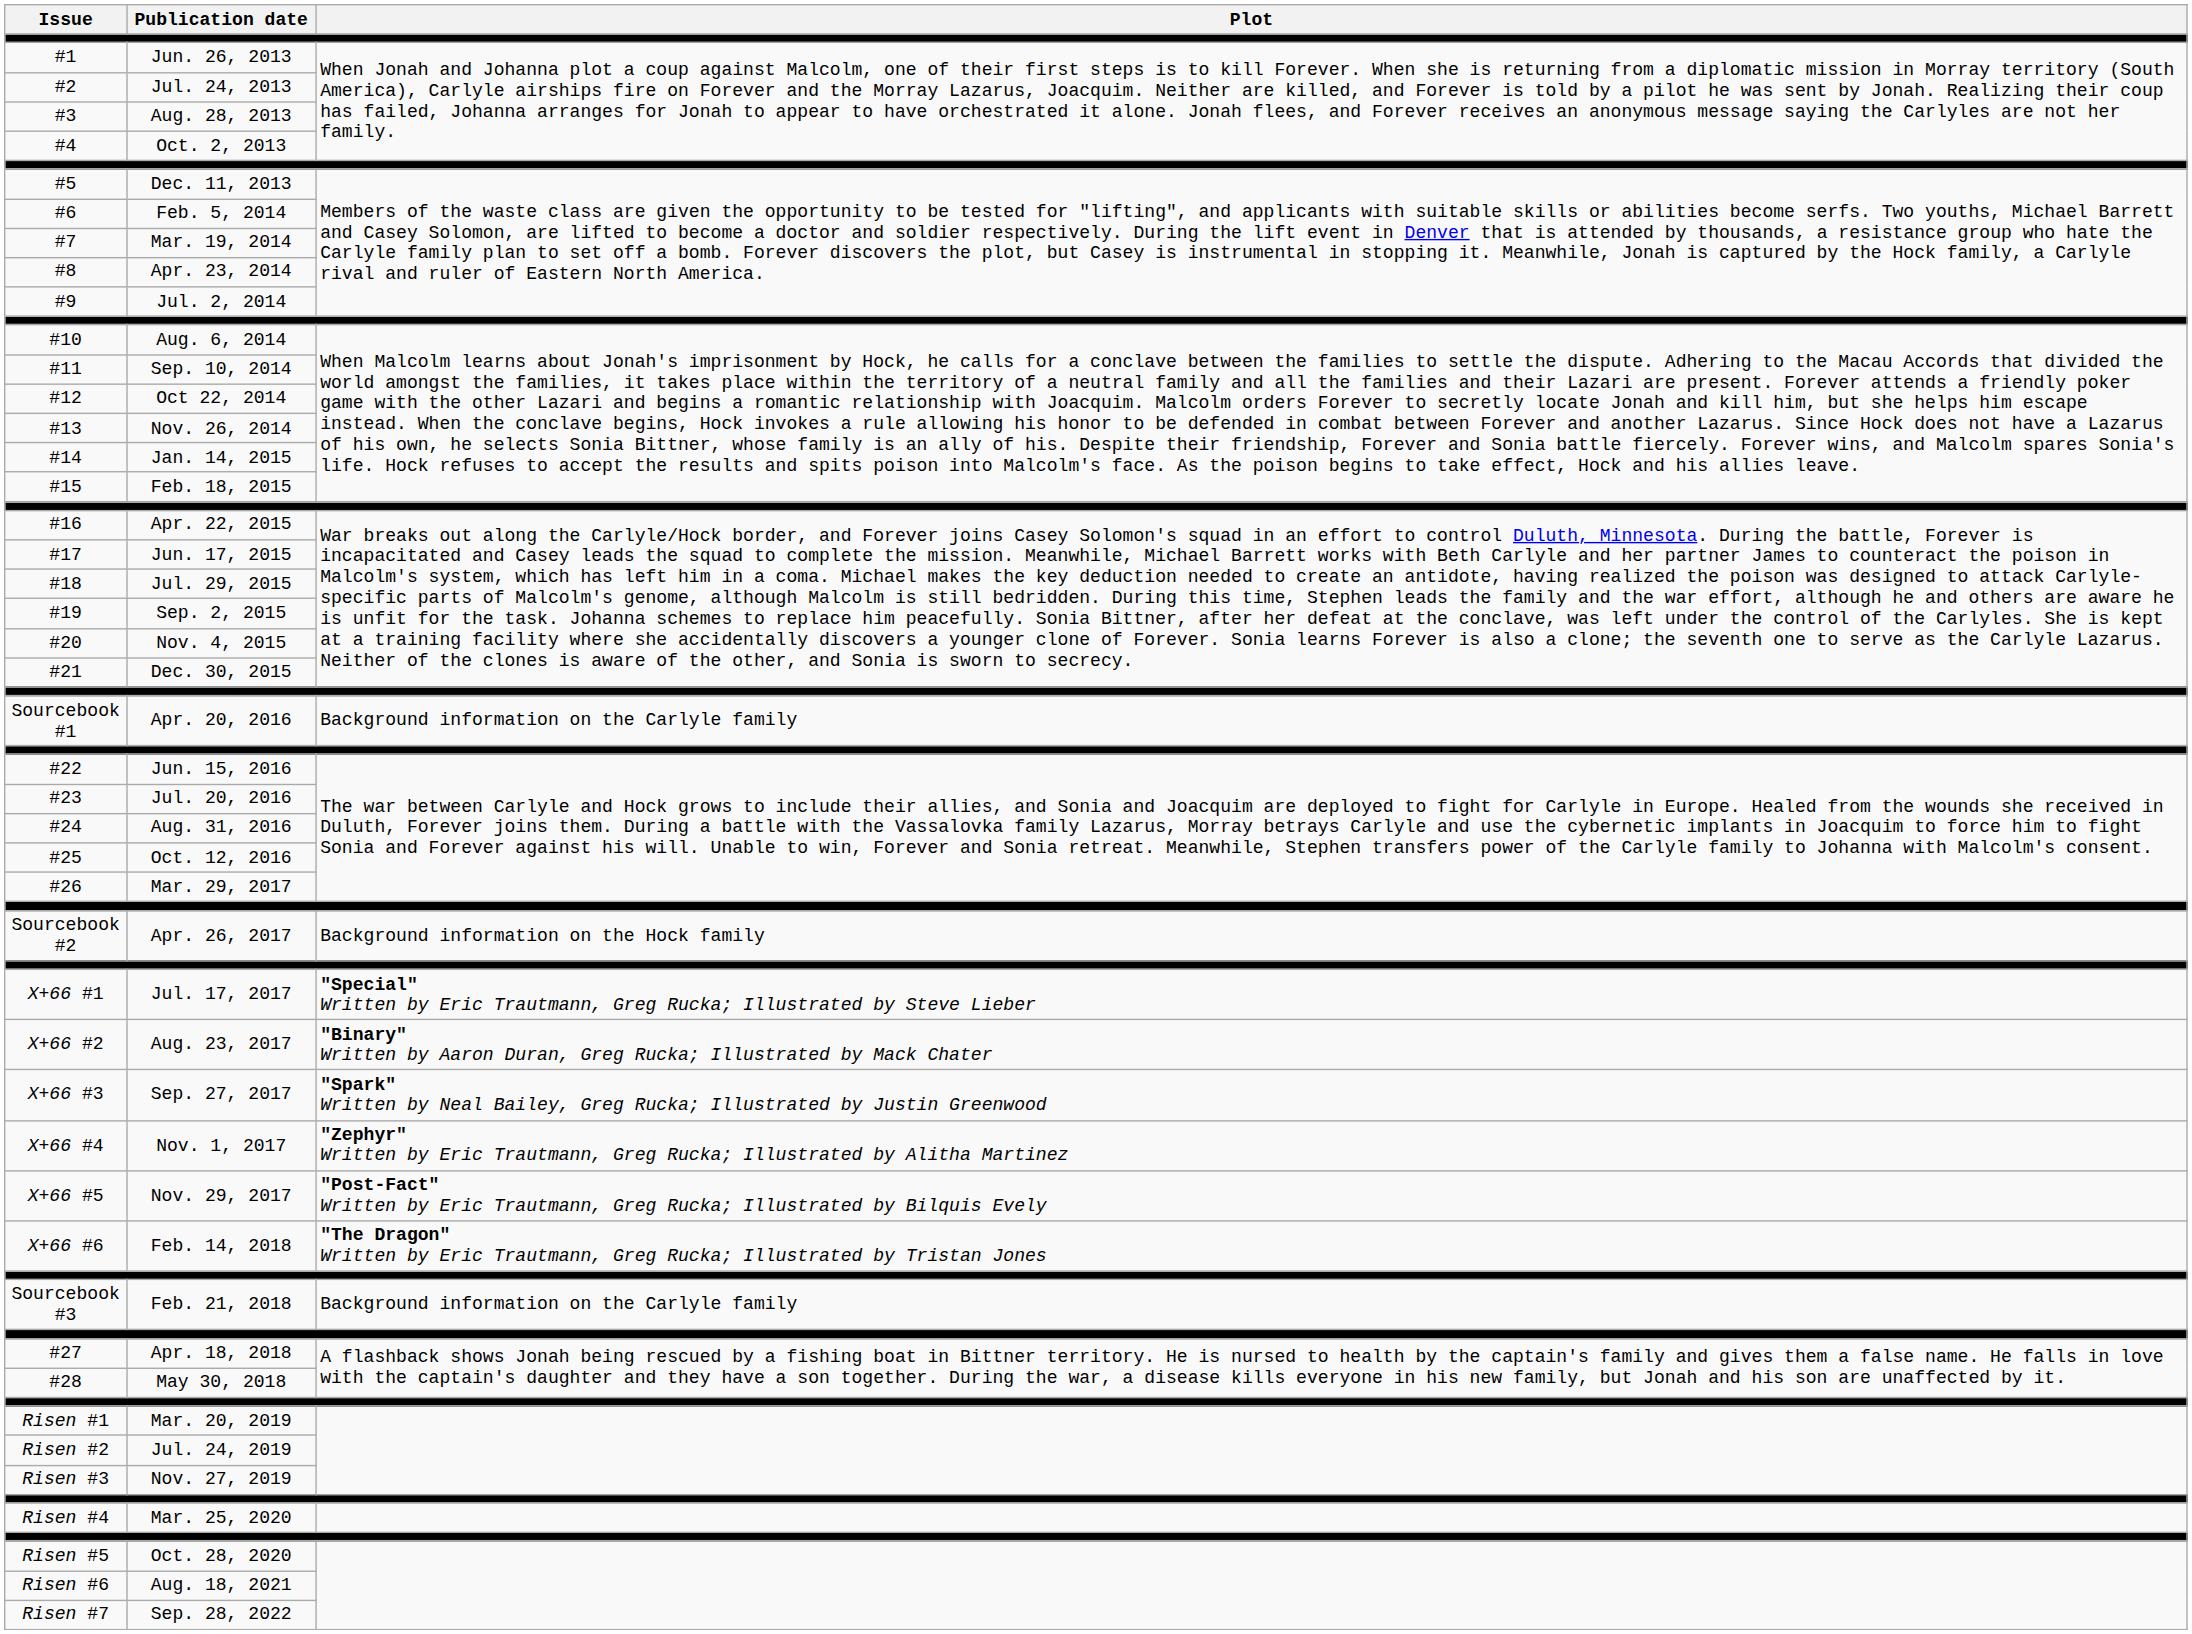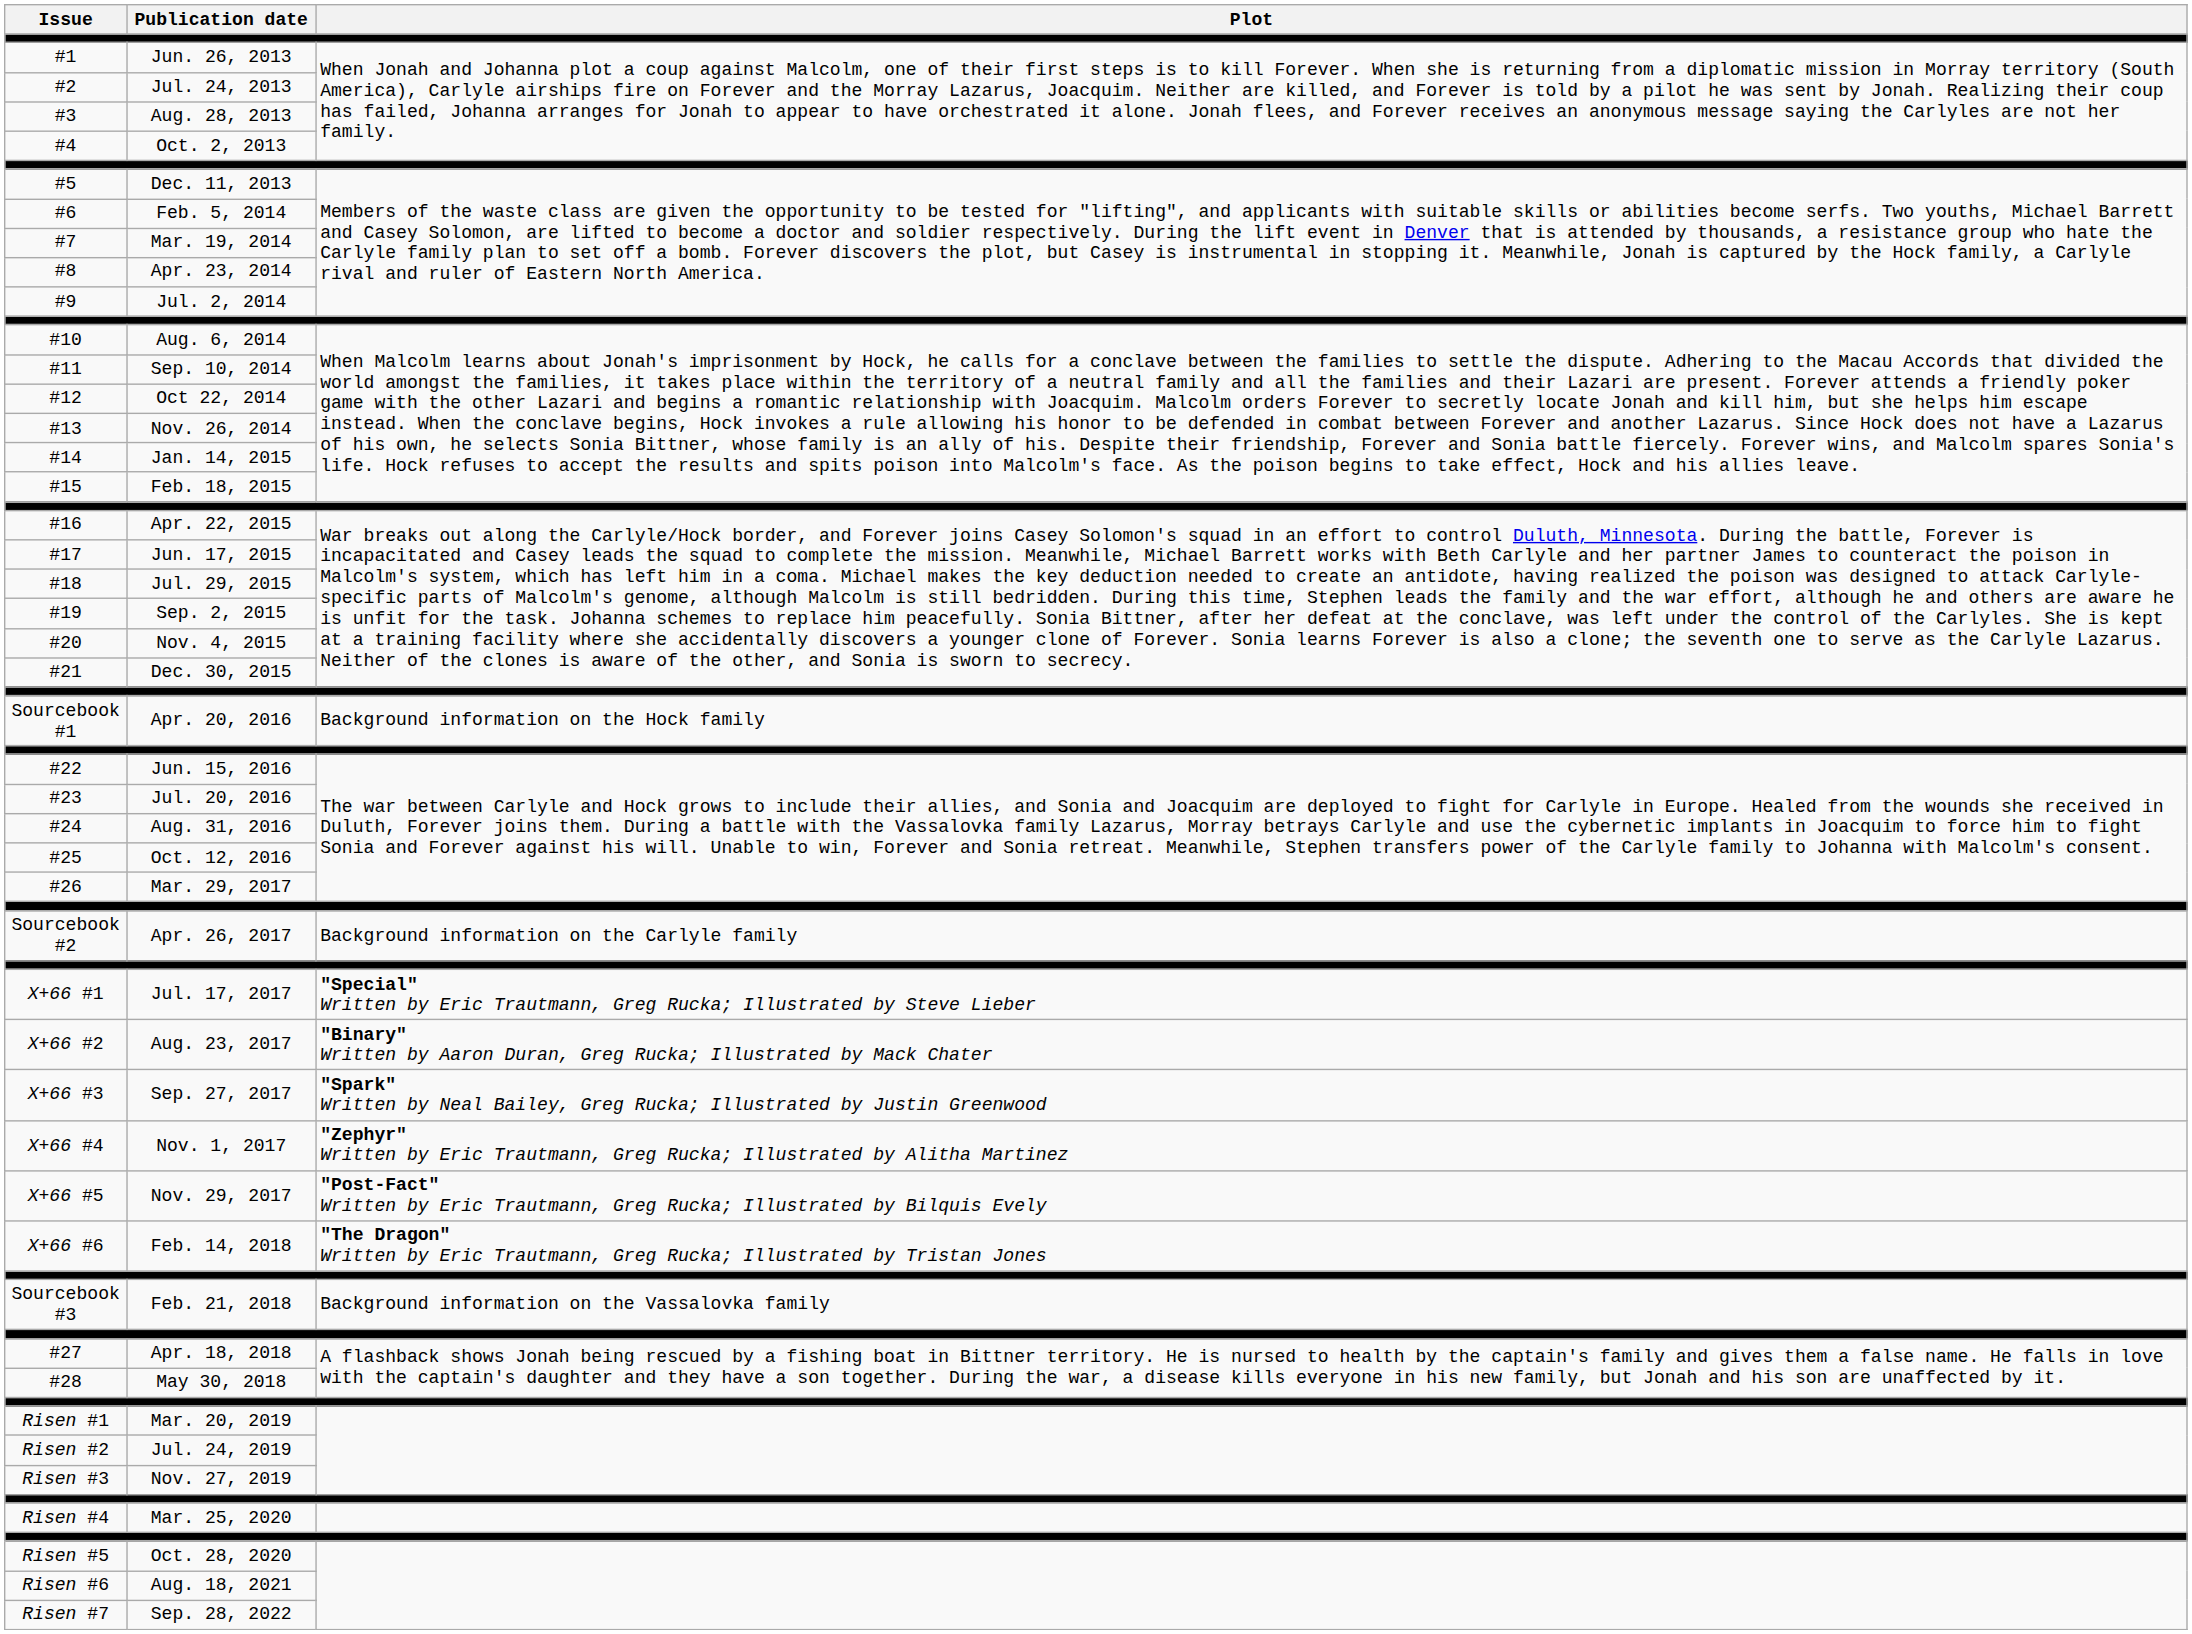(559, 721) Background information on the Carlyle family -> (542, 721) Background information on the Hock family
(542, 936) Background information on the Hock family -> (559, 936) Background information on the Carlyle family
(559, 1305) Background information on the Carlyle family -> (575, 1305) Background information on the Vassalovka family
